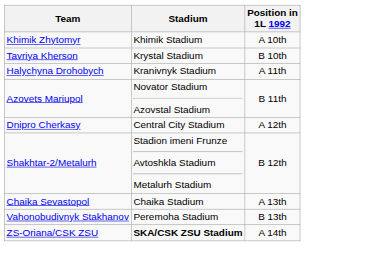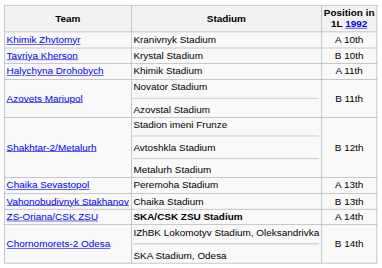(168, 40) Khimik Stadium -> (175, 40) Kranivnyk Stadium
(175, 71) Kranivnyk Stadium -> (168, 71) Khimik Stadium
- row: (44, 125)
(168, 201) Chaika Stadium -> (176, 185) Peremoha Stadium
(176, 217) Peremoha Stadium -> (168, 201) Chaika Stadium
+ row: (58, 244)
